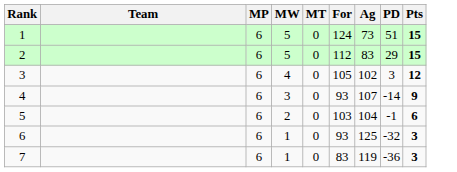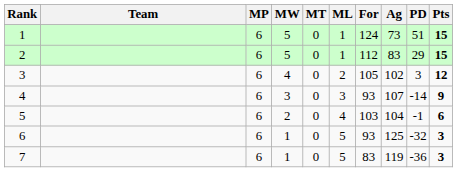+ column: (342, 14)
